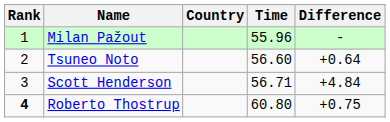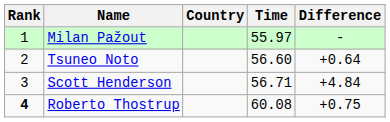(271, 38) 55.96 -> (271, 38) 55.97
(271, 106) 60.80 -> (271, 106) 60.08
